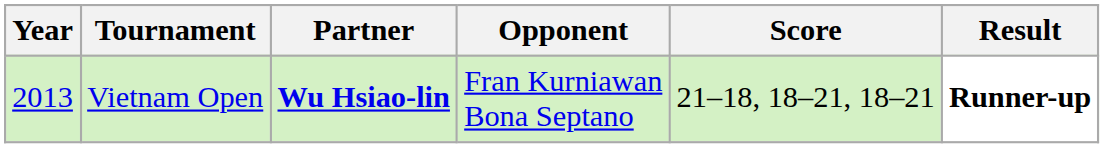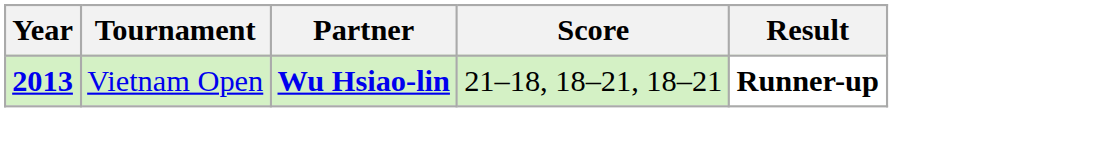- column: (563, 29)
(43, 97) normal -> (43, 80) bold
